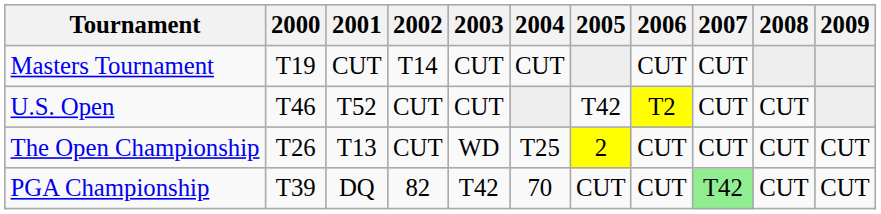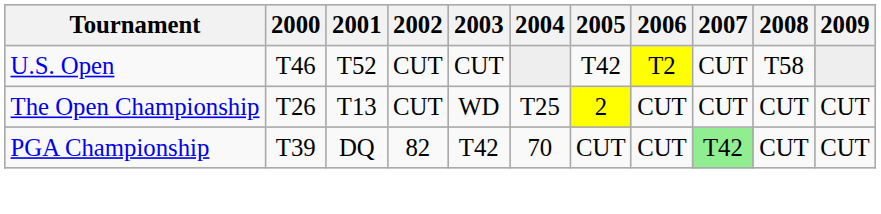- row: (112, 65)
(784, 106) CUT -> (784, 65) T58
